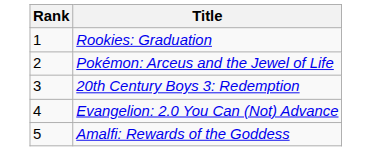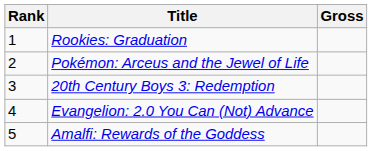+ column: (342, 16)
